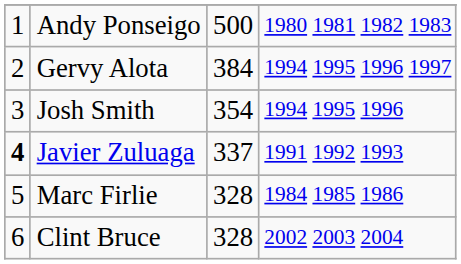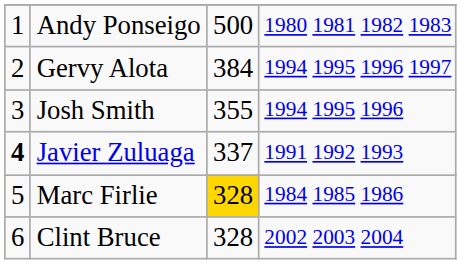(233, 110) 354 -> (233, 110) 355
(233, 195) no background -> (233, 195) gold background
